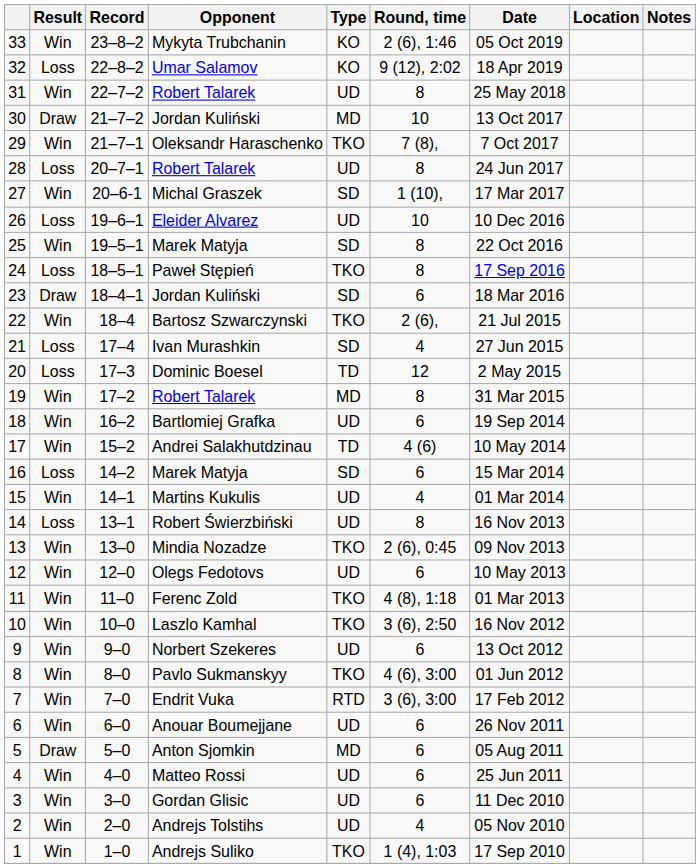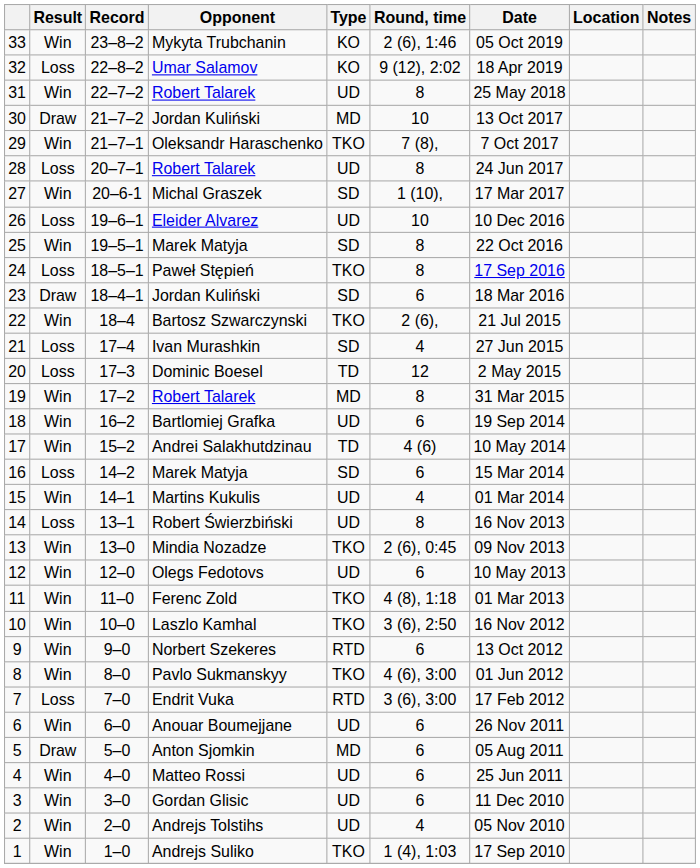(348, 649) UD -> (348, 649) RTD
(58, 700) Win -> (58, 700) Loss
